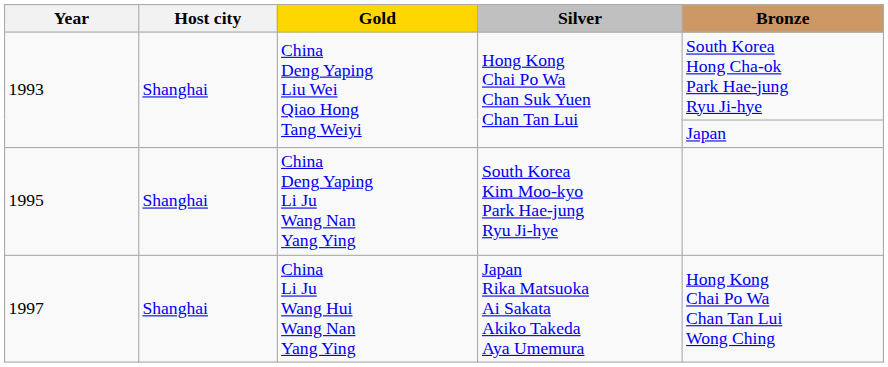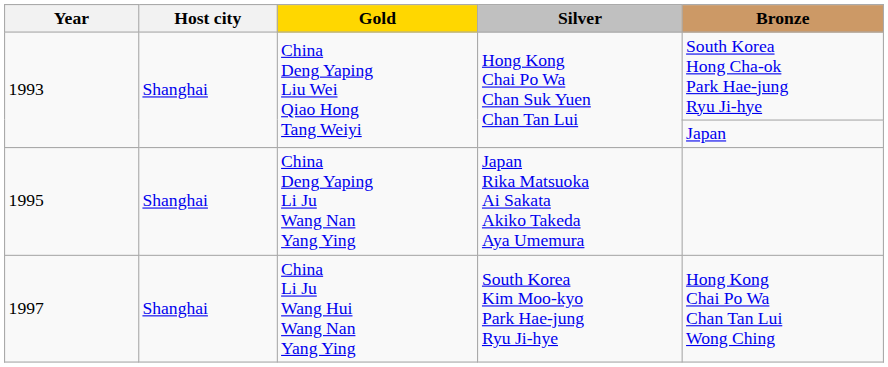(533, 201) South Korea Kim Moo-kyo Park Hae-jung Ryu Ji-hye -> (535, 201) Japan Rika Matsuoka Ai Sakata Akiko Takeda Aya Umemura
(535, 308) Japan Rika Matsuoka Ai Sakata Akiko Takeda Aya Umemura -> (533, 308) South Korea Kim Moo-kyo Park Hae-jung Ryu Ji-hye
